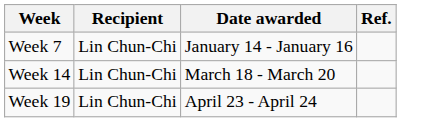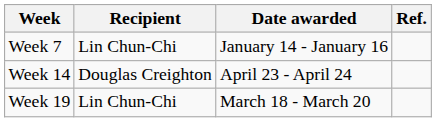(127, 74) Lin Chun-Chi -> (145, 74) Douglas Creighton
(260, 74) March 18 - March 20 -> (286, 74) April 23 - April 24
(251, 102) April 23 - April 24 -> (295, 102) March 18 - March 20
